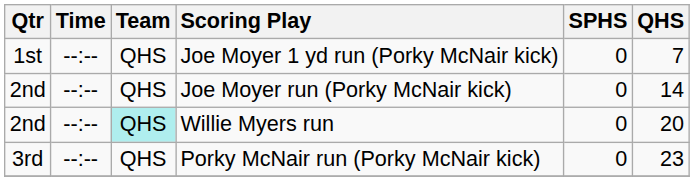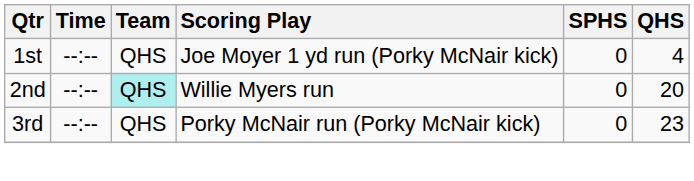(678, 55) 7 -> (678, 55) 4
- row: (346, 90)
